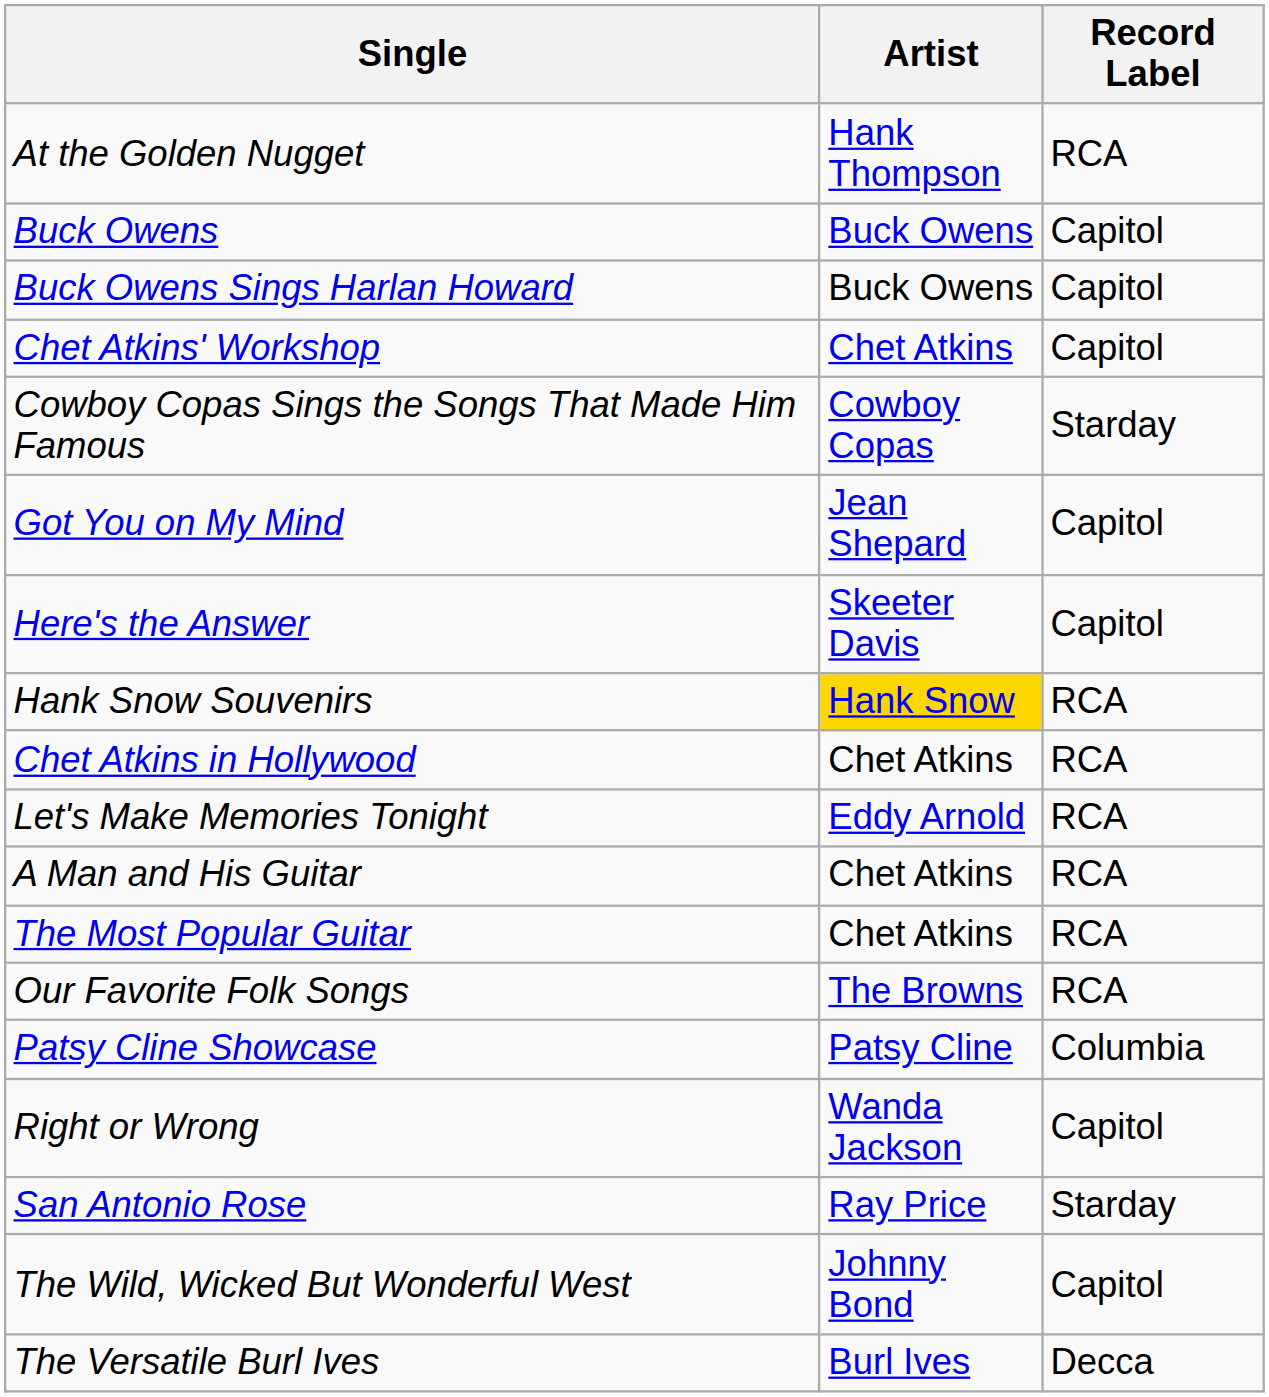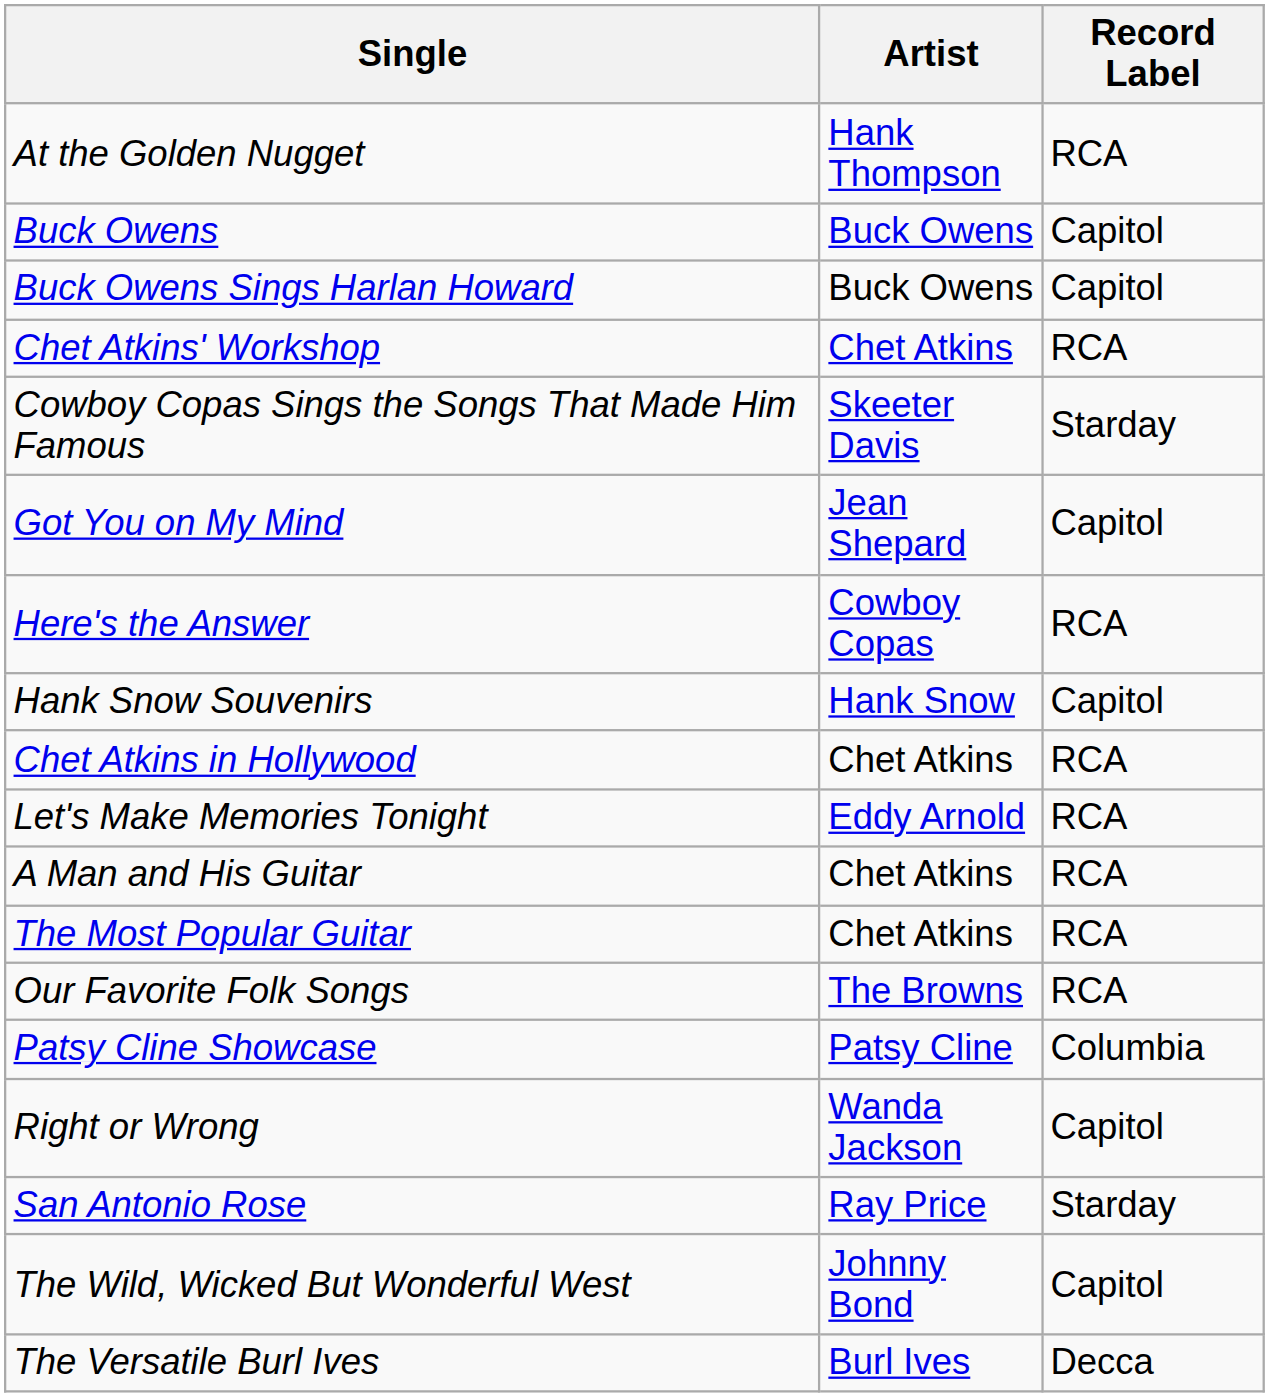(1107, 346) Capitol -> (1089, 346) RCA
(894, 425) Cowboy Copas -> (891, 425) Skeeter Davis
(891, 623) Skeeter Davis -> (894, 623) Cowboy Copas
(1107, 623) Capitol -> (1089, 623) RCA
(922, 701) gold background -> (922, 701) no background
(1089, 701) RCA -> (1107, 701) Capitol
